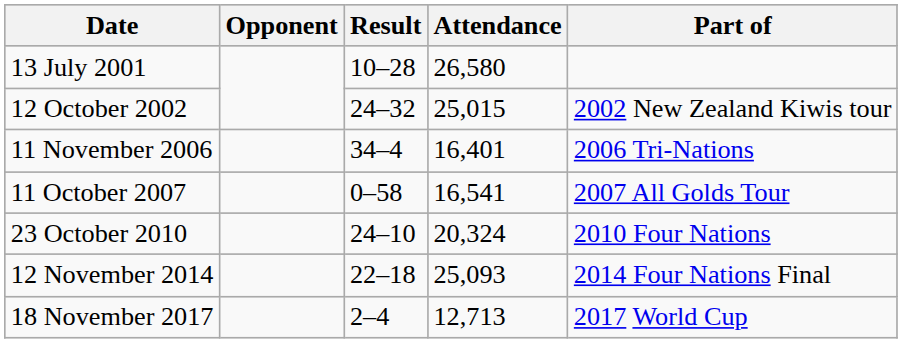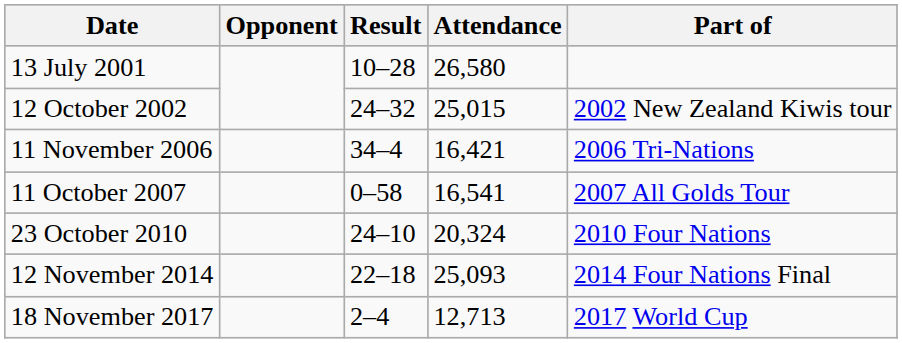(470, 150) 16,401 -> (470, 150) 16,421
